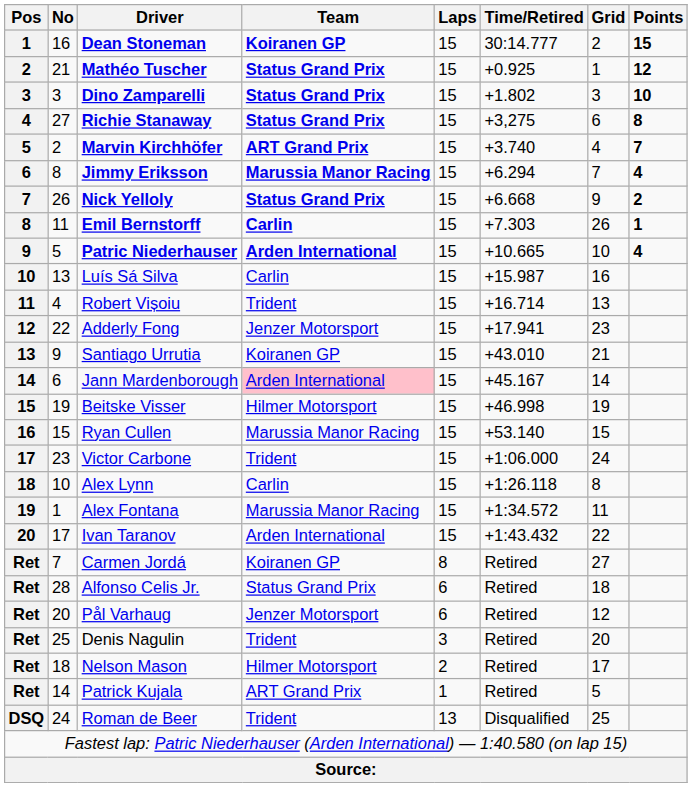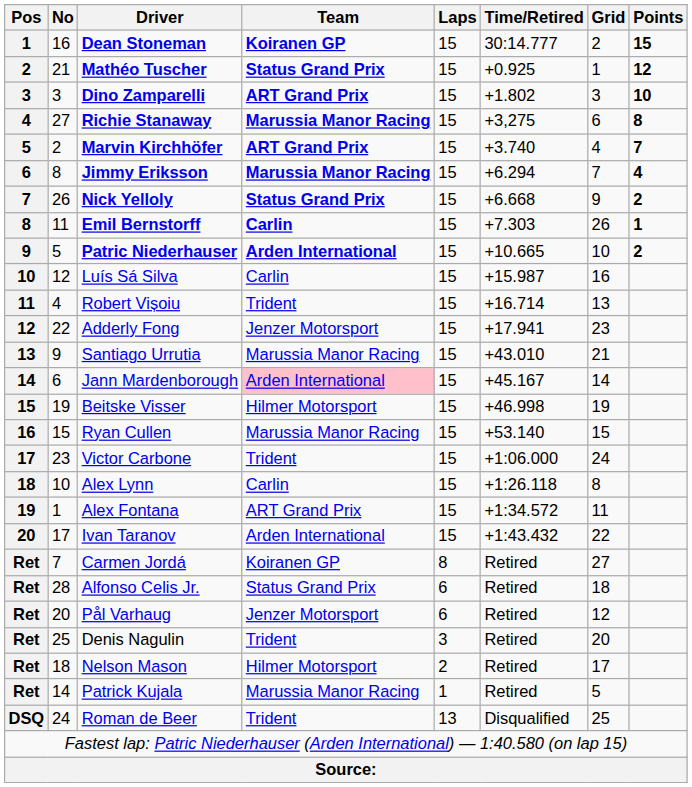(315, 95) Status Grand Prix -> (307, 95) ART Grand Prix
(315, 121) Status Grand Prix -> (338, 121) Marussia Manor Racing
(638, 251) 4 -> (638, 251) 2
(61, 277) 13 -> (61, 277) 12
(293, 354) Koiranen GP -> (333, 354) Marussia Manor Racing
(333, 510) Marussia Manor Racing -> (304, 510) ART Grand Prix
(304, 692) ART Grand Prix -> (333, 692) Marussia Manor Racing
